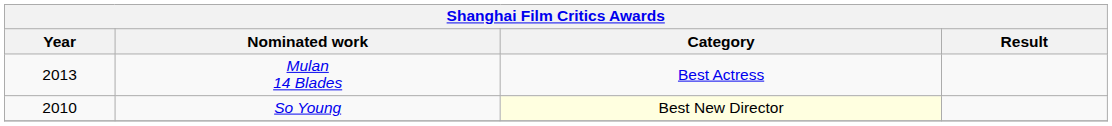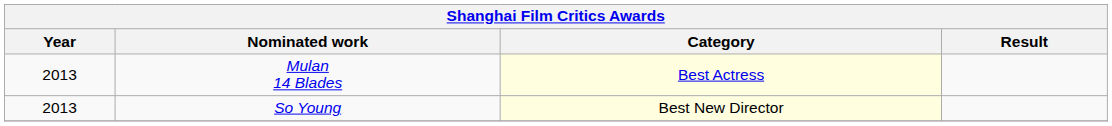(721, 74) no background -> (721, 74) lightyellow background
(60, 108) 2010 -> (60, 108) 2013
